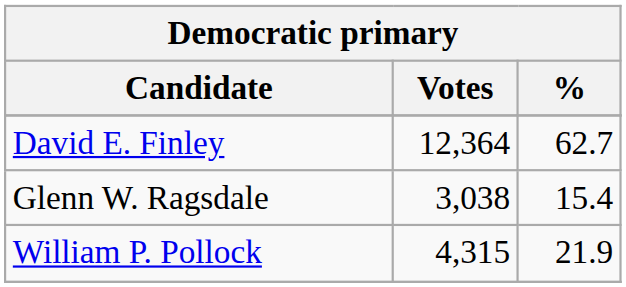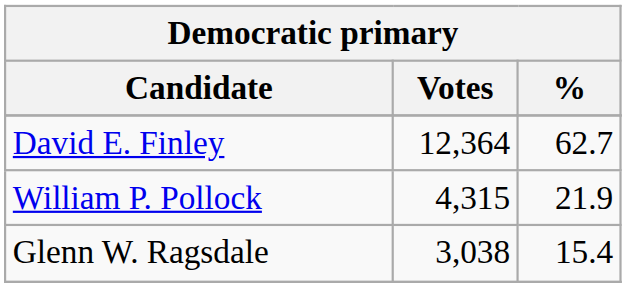rows swapped: (137, 252) <-> (141, 197)
